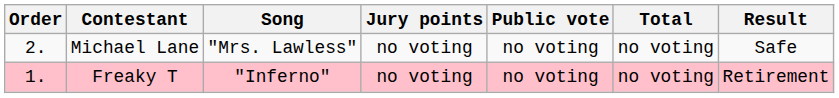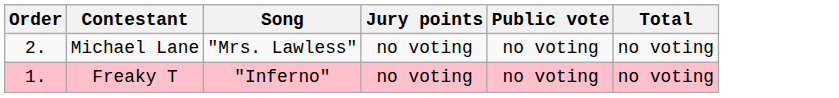- column: (776, 19)
